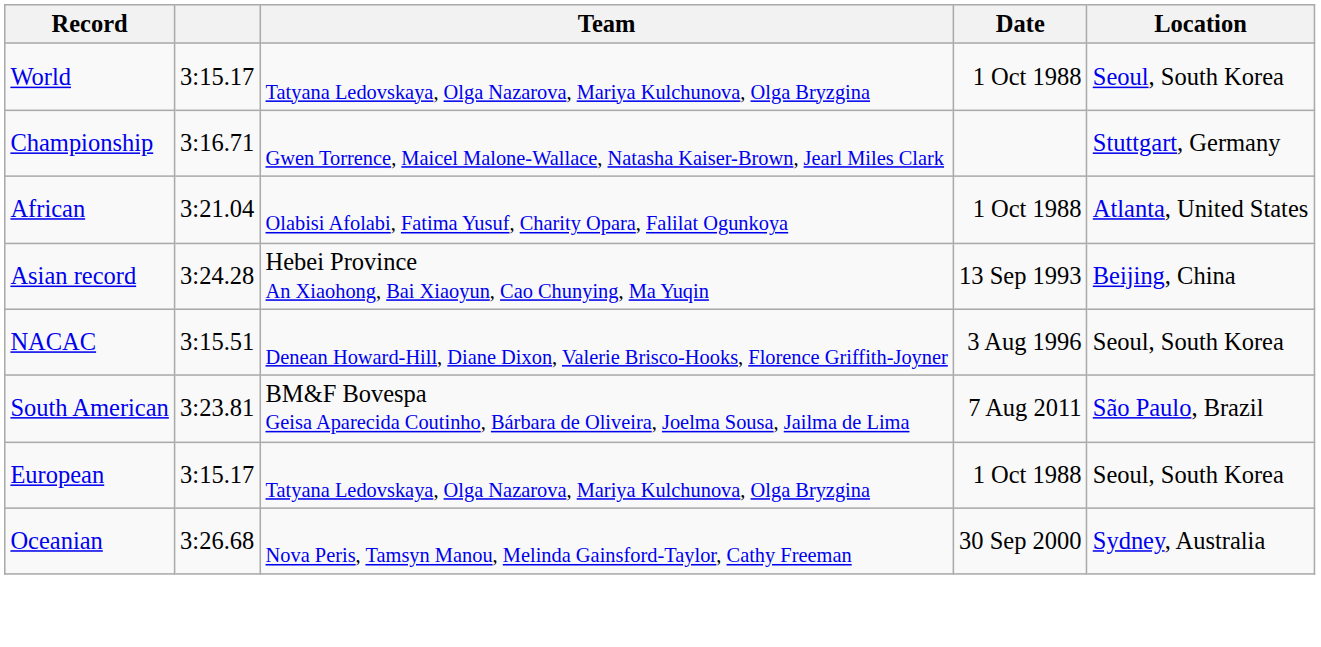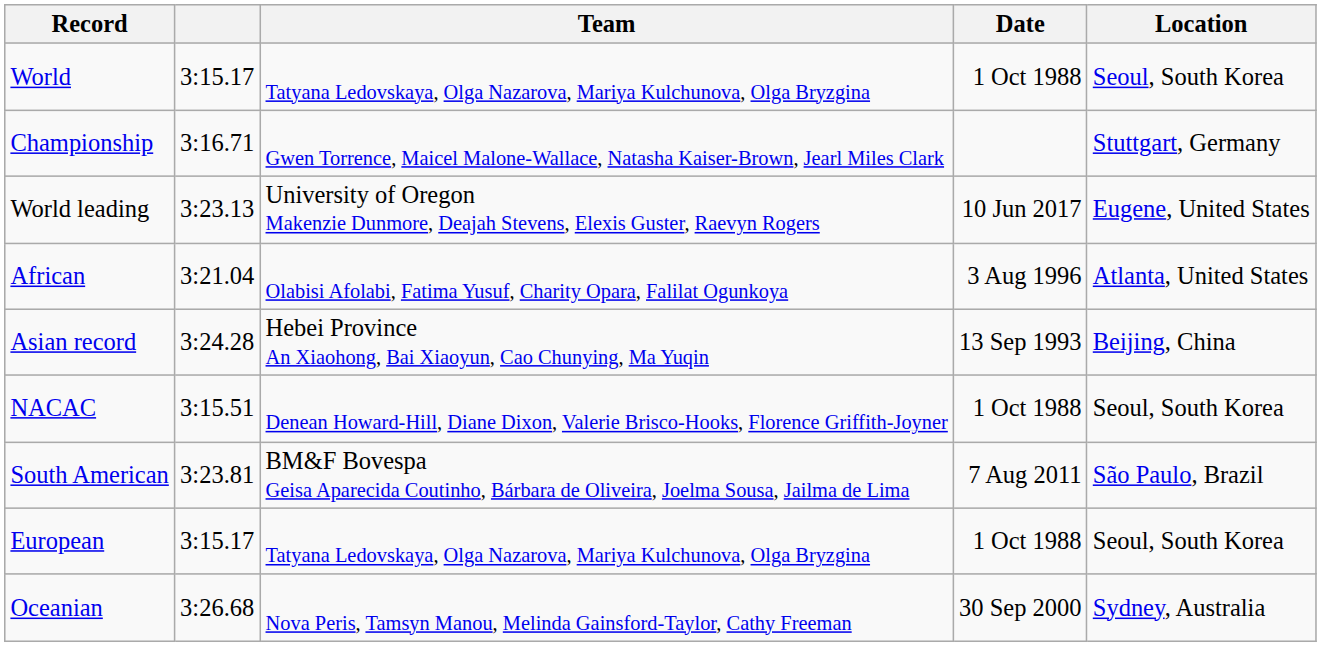+ row: (80, 209)
(1027, 209) 1 Oct 1988 -> (1024, 275) 3 Aug 1996
(1024, 341) 3 Aug 1996 -> (1027, 408) 1 Oct 1988
